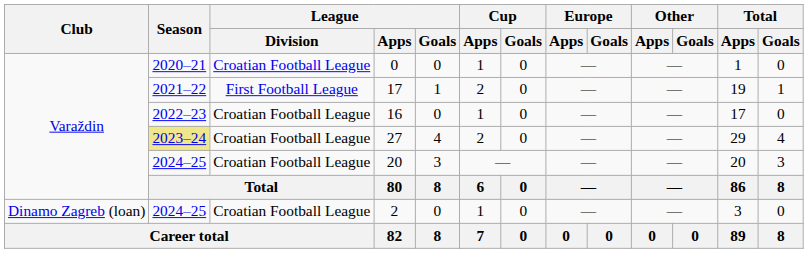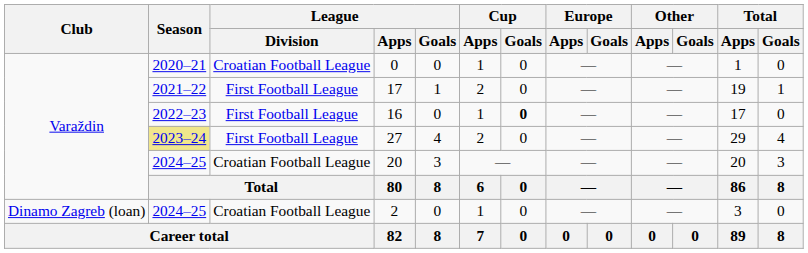(292, 114) Croatian Football League -> (292, 114) First Football League
(523, 114) normal -> (523, 114) bold
(292, 138) Croatian Football League -> (292, 138) First Football League
